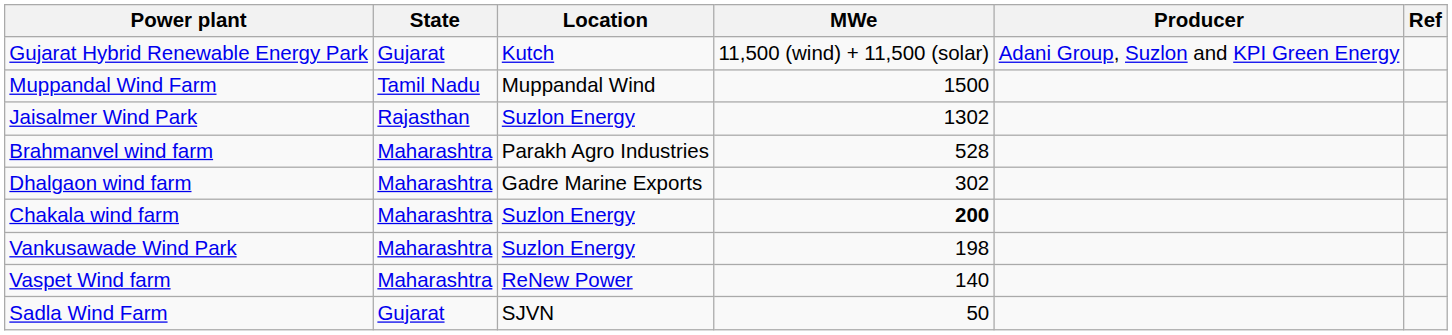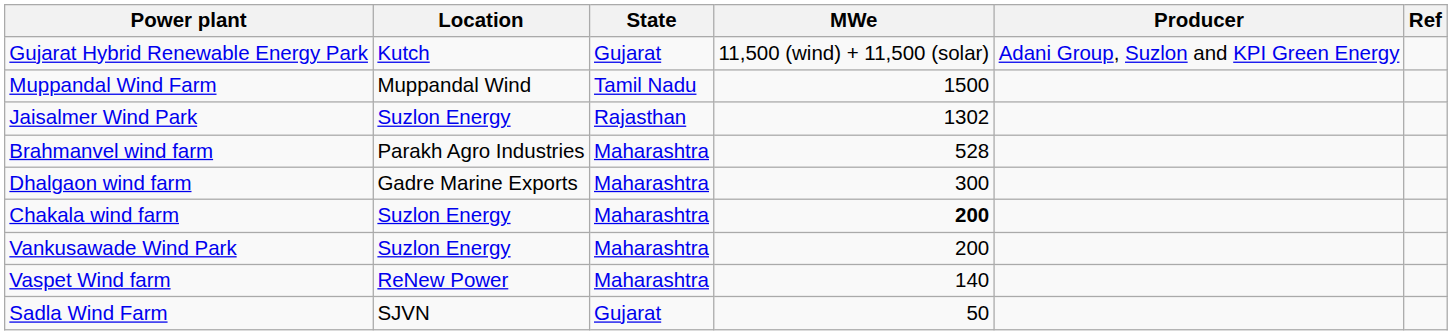columns swapped: (605, 20) <-> (435, 20)
(972, 183) 302 -> (972, 183) 300
(972, 248) 198 -> (972, 248) 200
